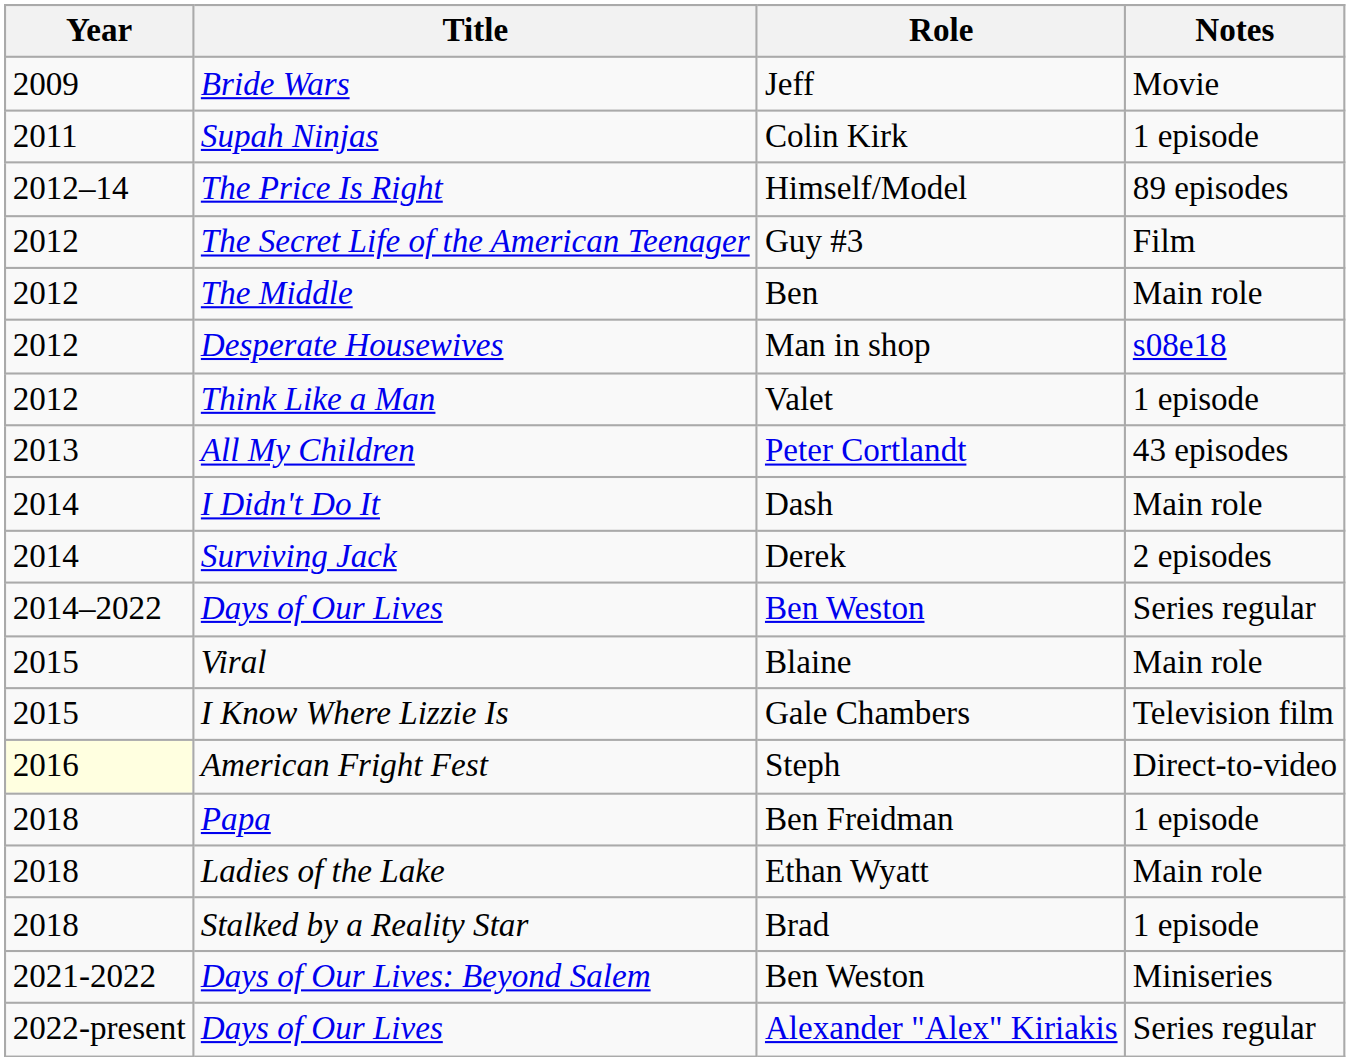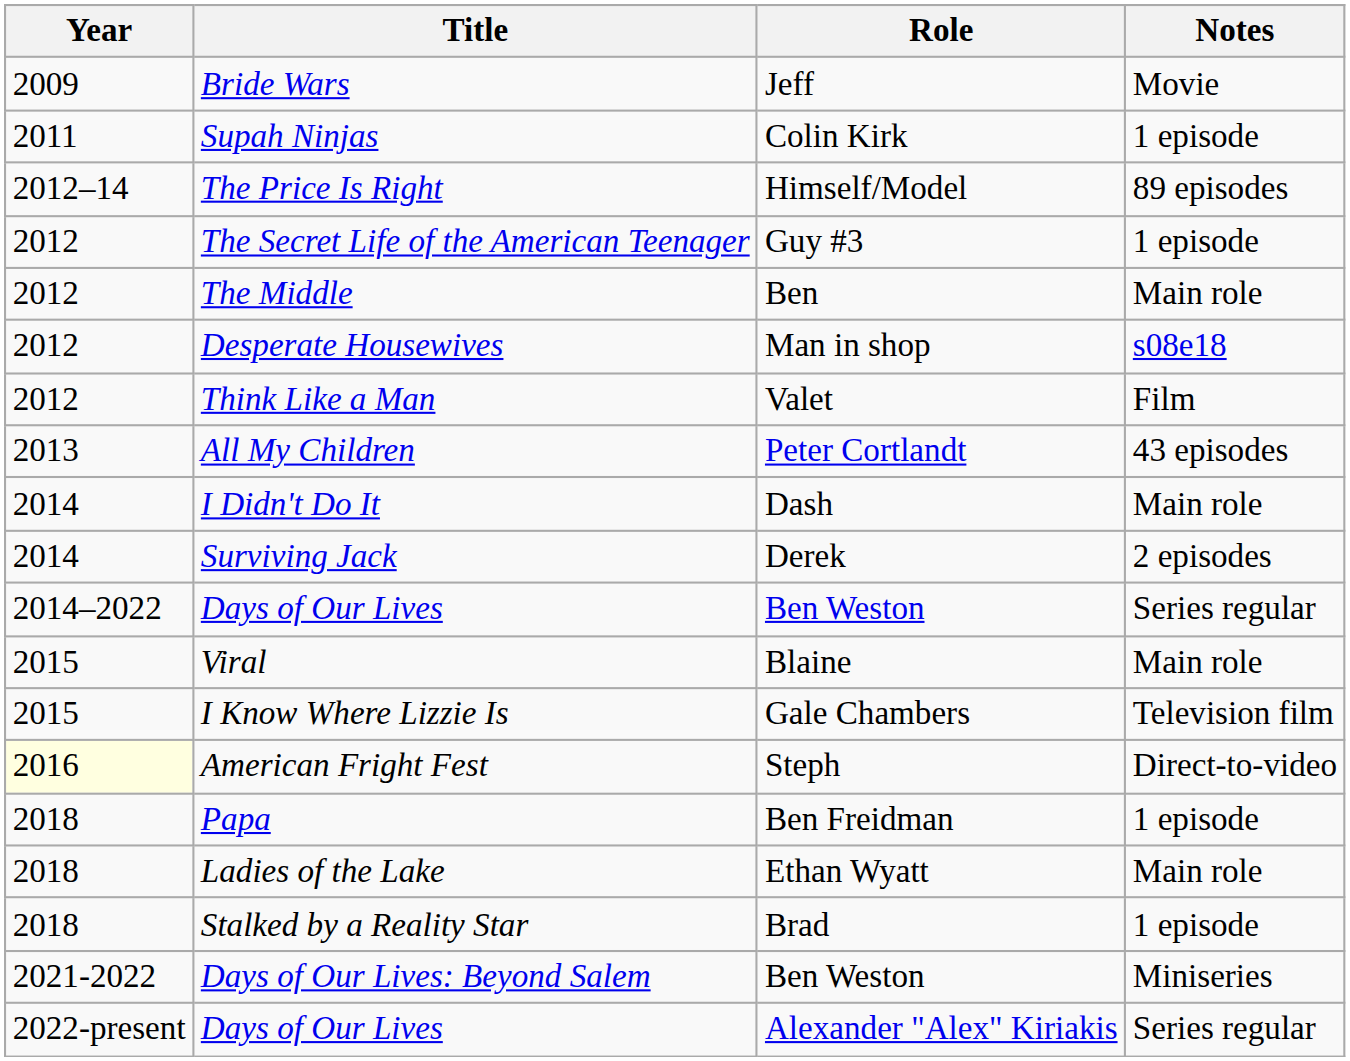(1164, 240) Film -> (1196, 240) 1 episode
(1196, 398) 1 episode -> (1164, 398) Film
